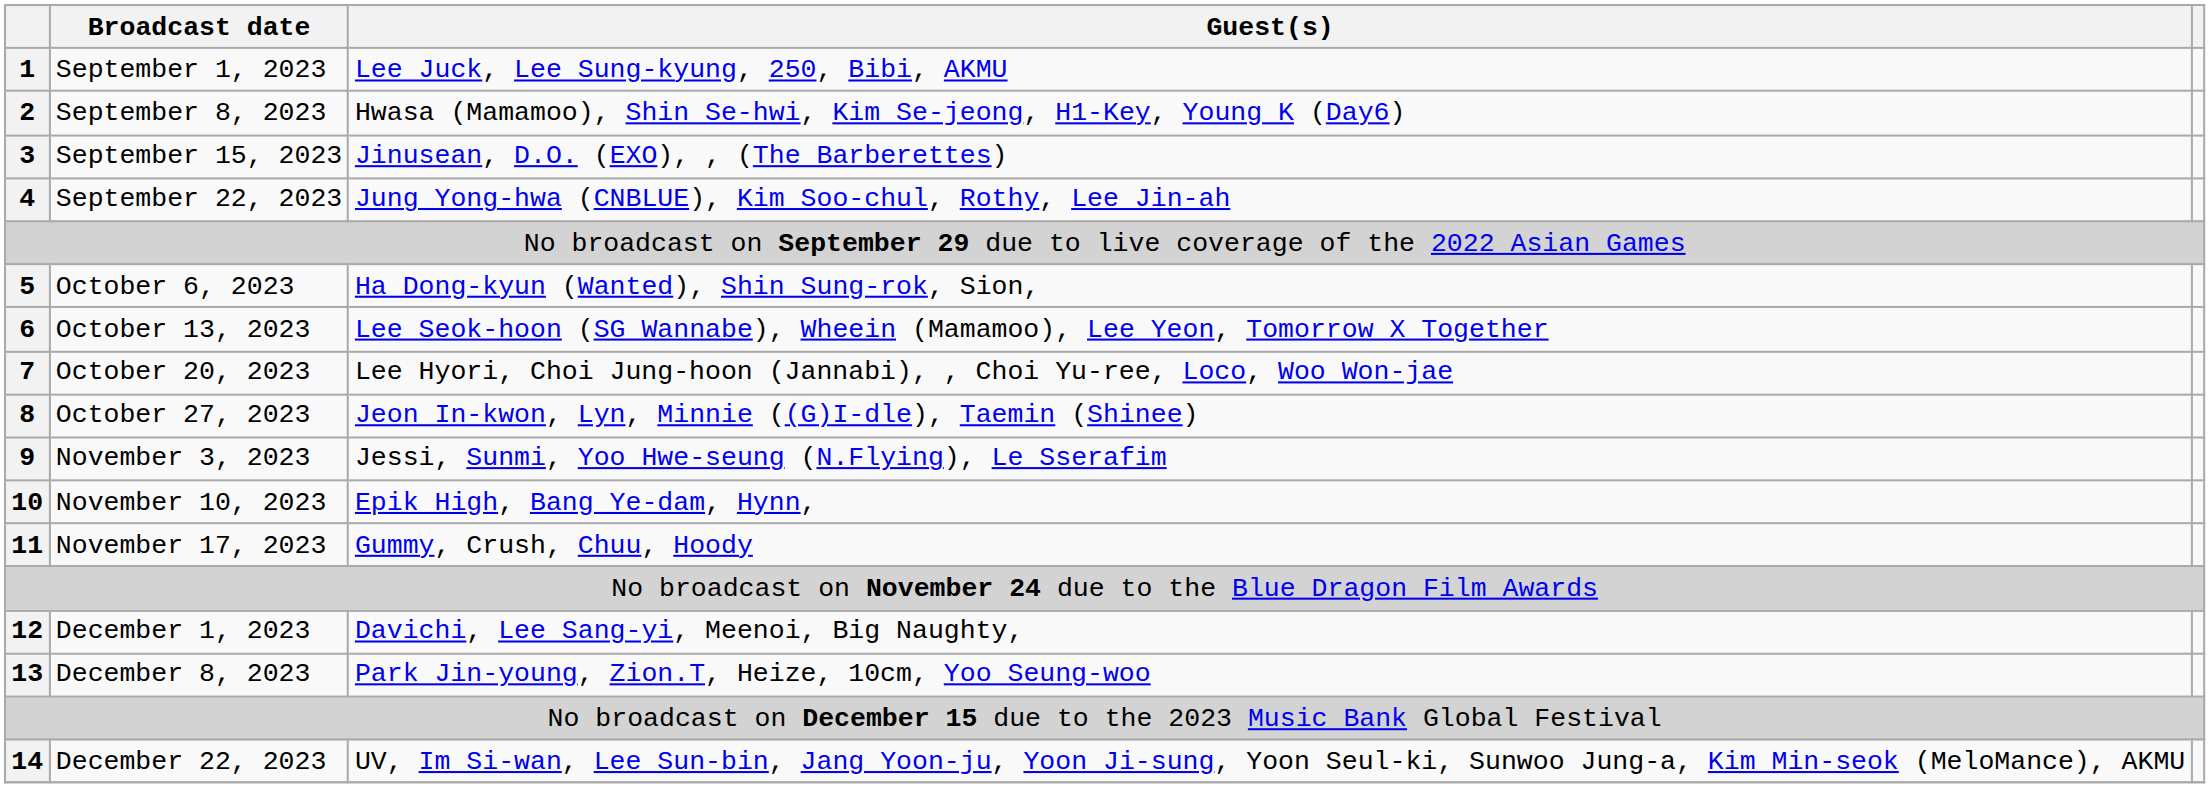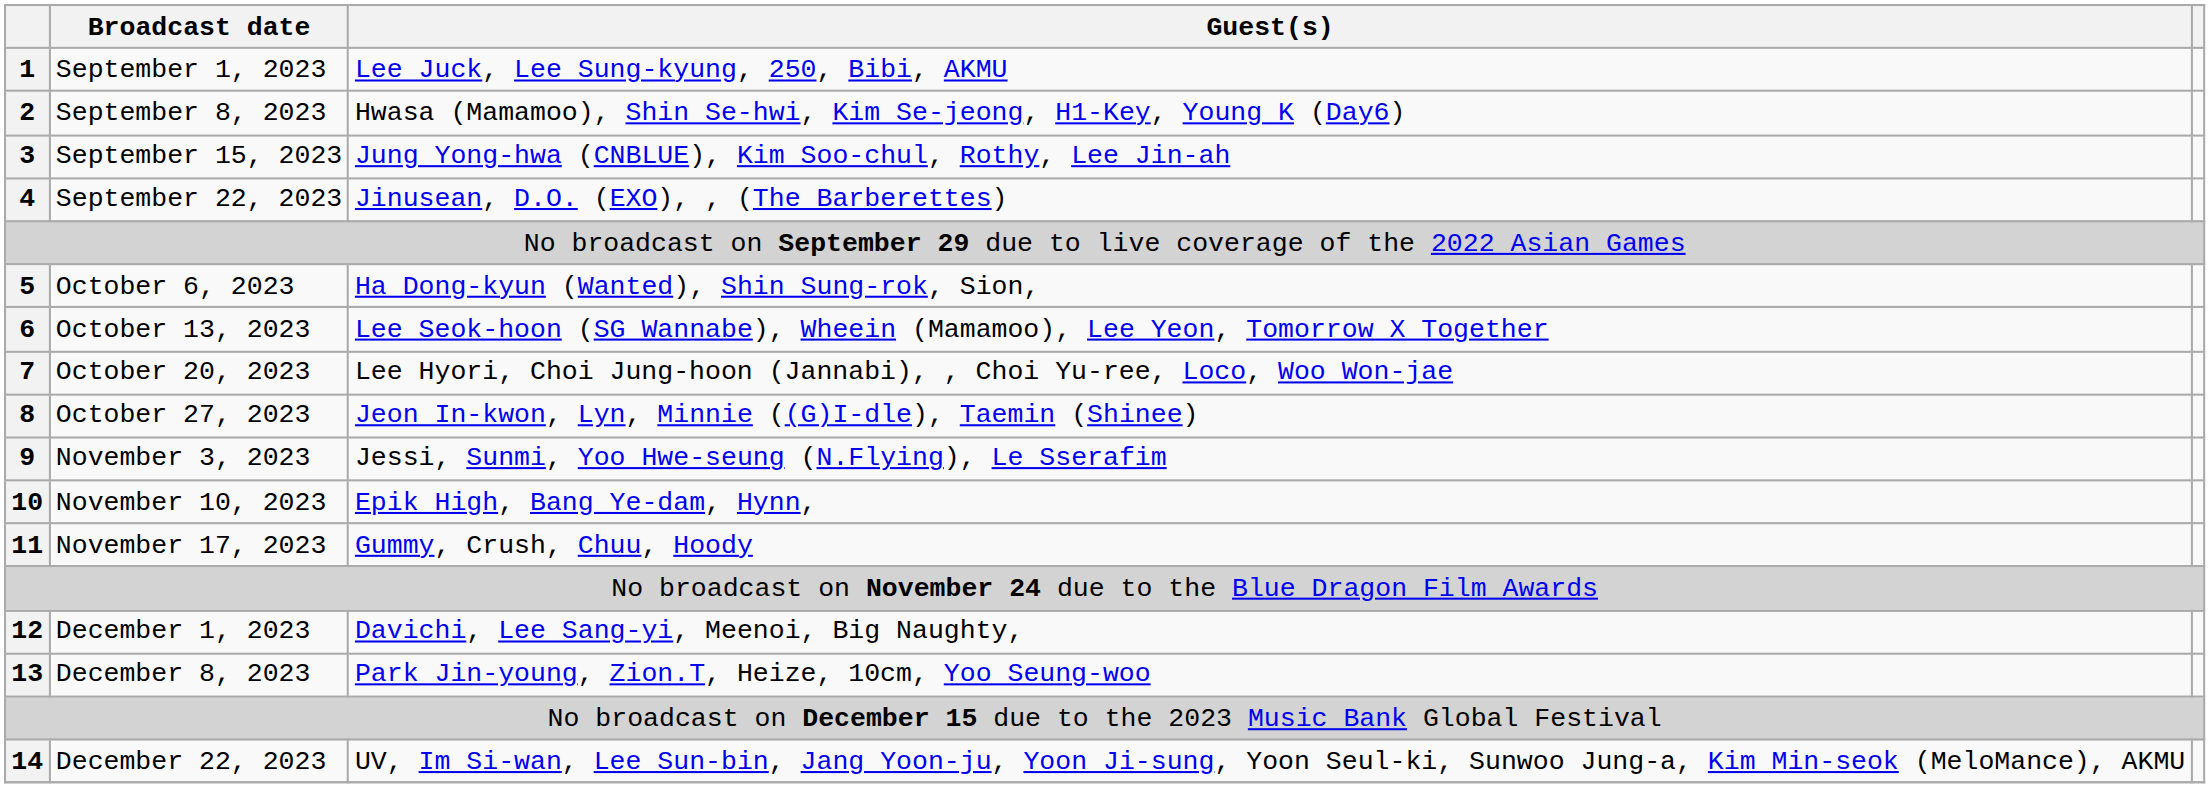(681, 156) Jinusean, D.O. (EXO), , (The Barberettes) -> (793, 156) Jung Yong-hwa (CNBLUE), Kim Soo-chul, Rothy, Lee Jin-ah
(793, 200) Jung Yong-hwa (CNBLUE), Kim Soo-chul, Rothy, Lee Jin-ah -> (681, 200) Jinusean, D.O. (EXO), , (The Barberettes)
